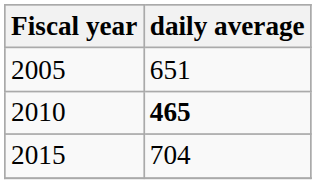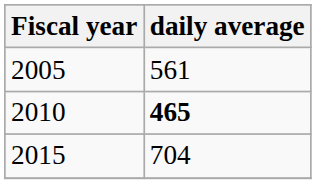(170, 69) 651 -> (170, 69) 561
